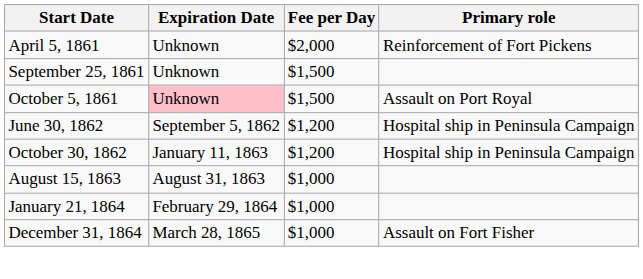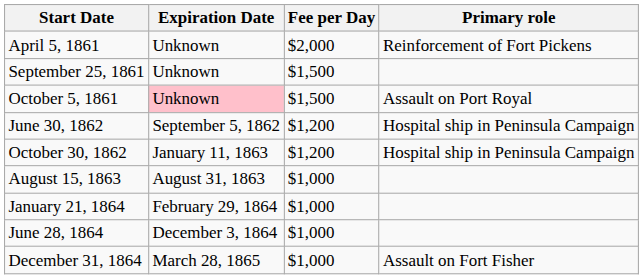+ row: (56, 233)
